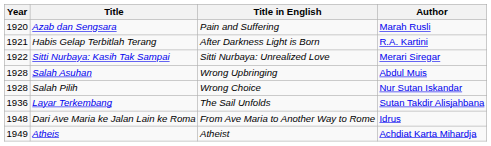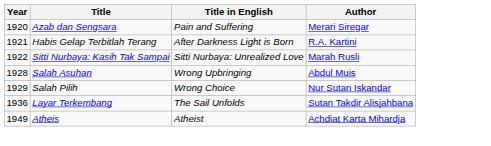(405, 27) Marah Rusli -> (339, 27) Merari Siregar
(410, 57) Merari Siregar -> (334, 57) Marah Rusli
(17, 88) 1928 -> (17, 88) 1929
- row: (114, 118)
